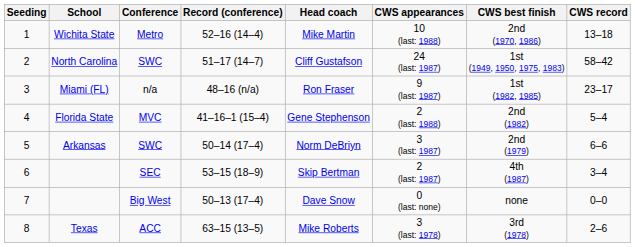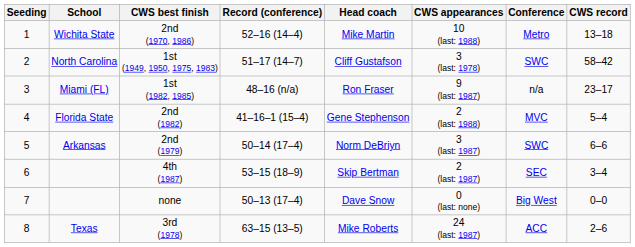columns swapped: (150, 12) <-> (517, 12)
(419, 62) 24 (last: 1987) -> (459, 62) 3 (last: 1978)
(419, 228) 3 (last: 1978) -> (459, 228) 24 (last: 1987)
